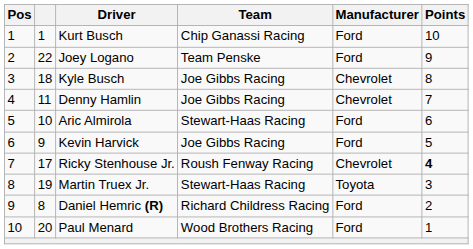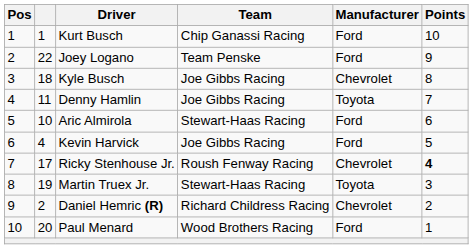(364, 99) Chevrolet -> (355, 99) Toyota
(41, 142) 9 -> (41, 142) 4
(41, 205) 8 -> (41, 205) 2
(349, 205) Ford -> (364, 205) Chevrolet
